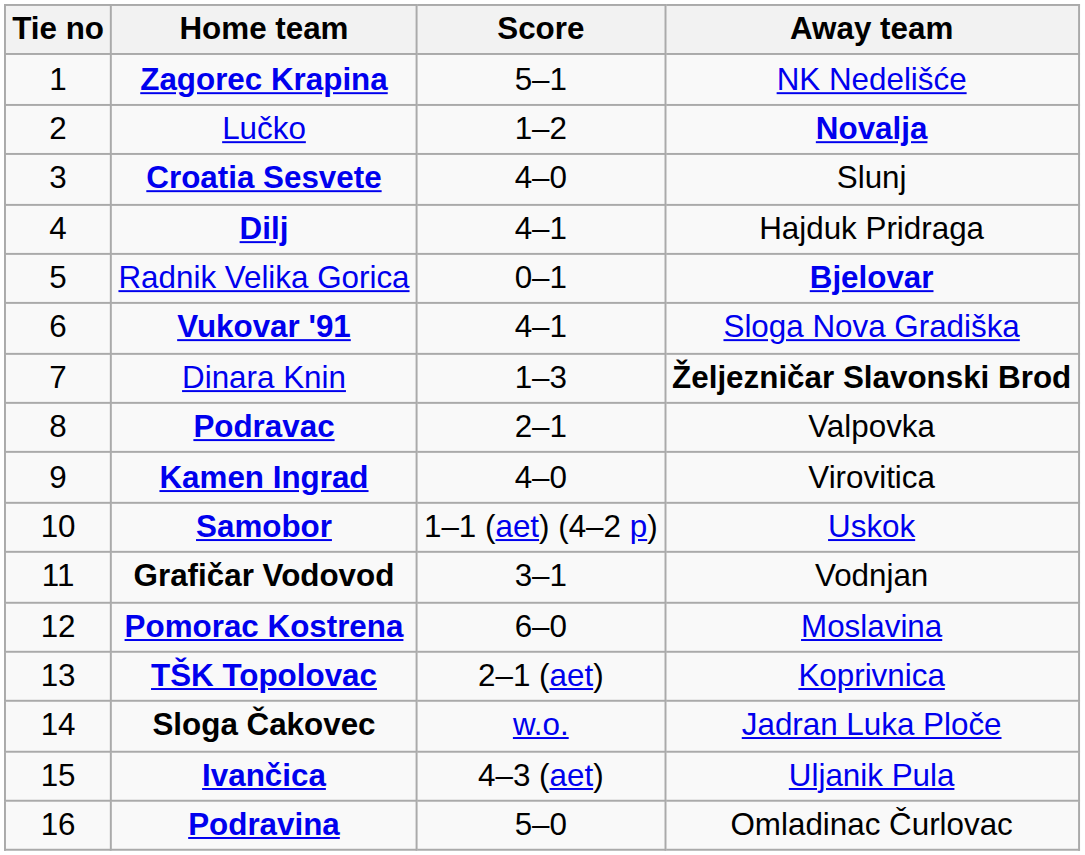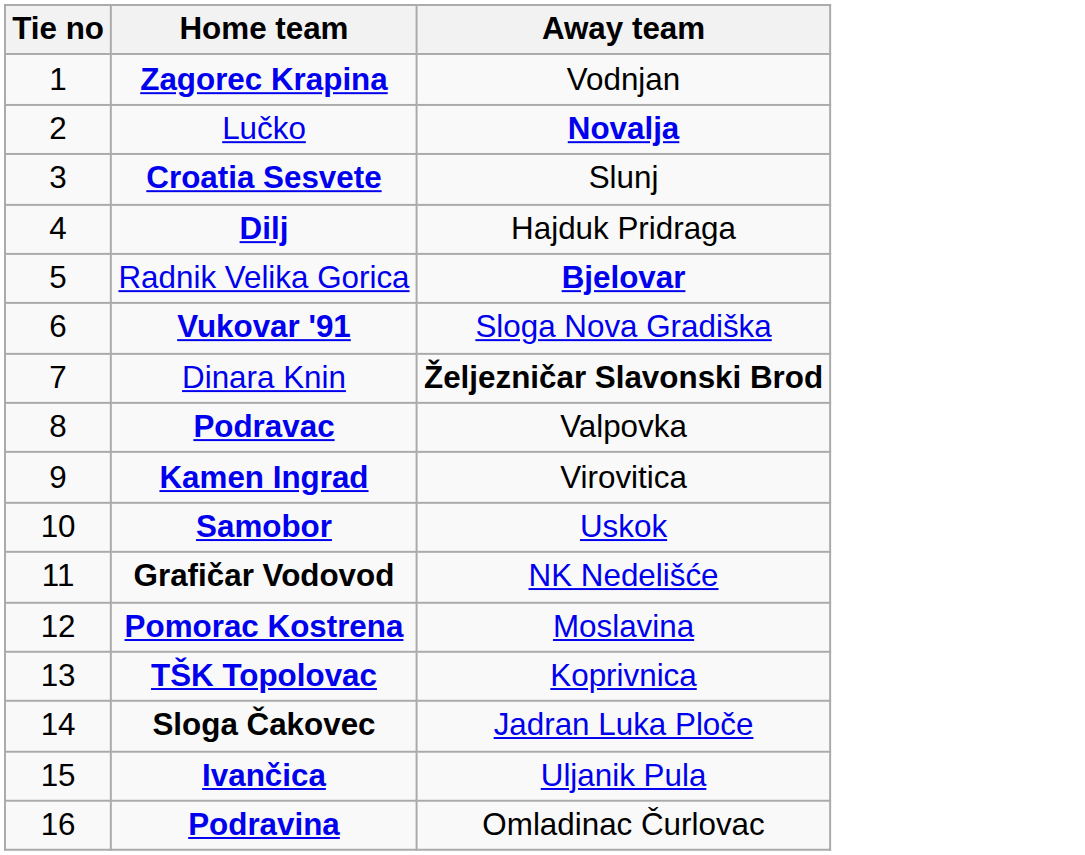- column: (541, 29)
(872, 79) NK Nedelišće -> (624, 79) Vodnjan
(872, 576) Vodnjan -> (624, 576) NK Nedelišće
